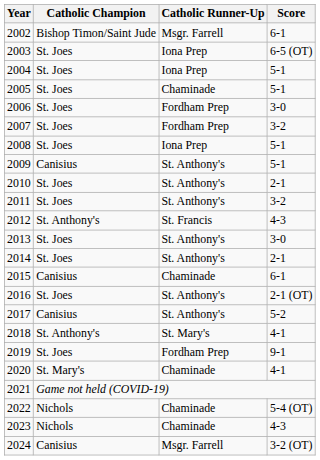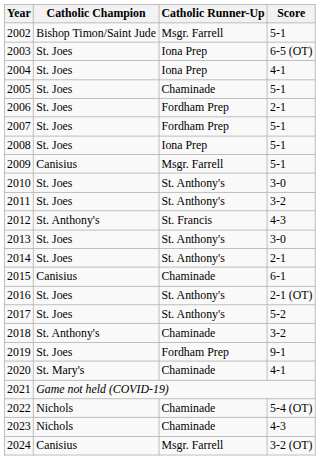(278, 32) 6-1 -> (278, 32) 5-1
(278, 70) 5-1 -> (278, 70) 4-1
(278, 107) 3-0 -> (278, 107) 2-1
(278, 126) 3-2 -> (278, 126) 5-1
(193, 164) St. Anthony's -> (192, 164) Msgr. Farrell
(278, 182) 2-1 -> (278, 182) 3-0
(57, 314) Canisius -> (54, 314) St. Joes
(186, 333) St. Mary's -> (188, 333) Chaminade
(278, 333) 4-1 -> (278, 333) 3-2
